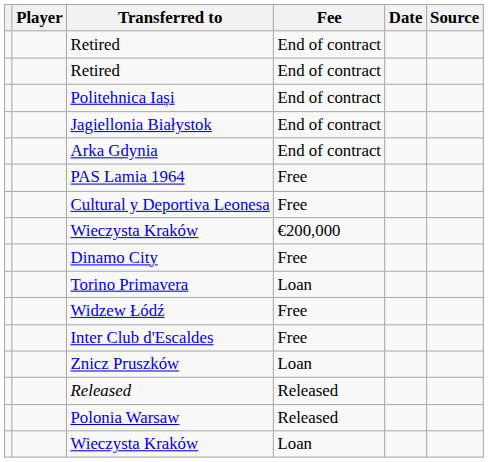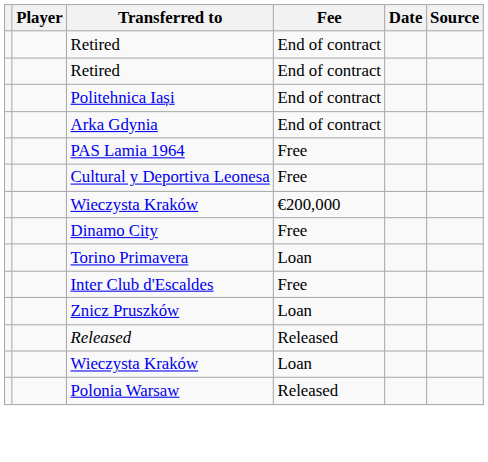- row: (141, 124)
- row: (118, 310)
rows swapped: (125, 417) <-> (134, 444)
